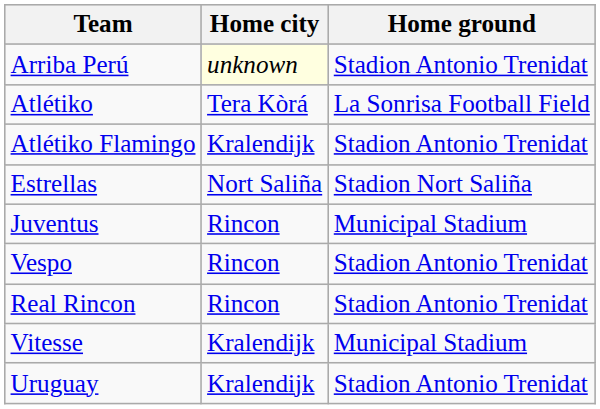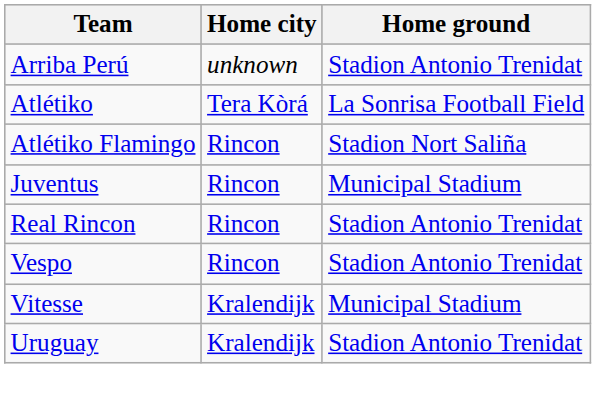(252, 64) lightyellow background -> (252, 64) no background
(261, 143) Kralendijk -> (243, 143) Rincon
(461, 143) Stadion Antonio Trenidat -> (427, 143) Stadion Nort Saliña
- row: (54, 183)
rows swapped: (73, 303) <-> (41, 263)
